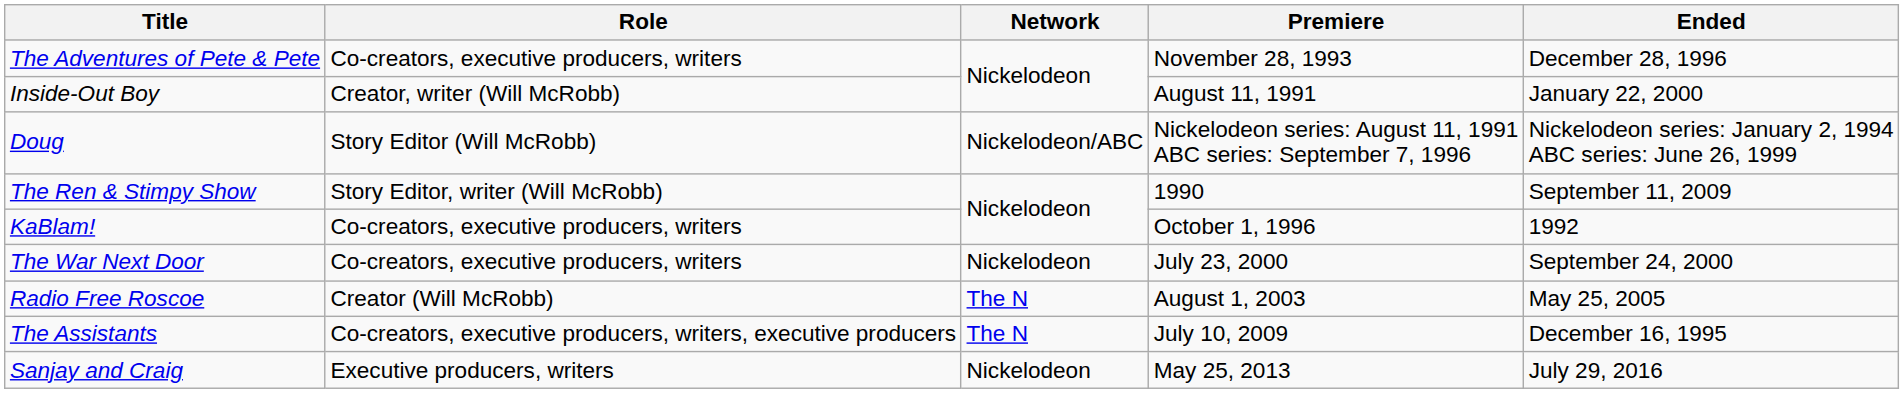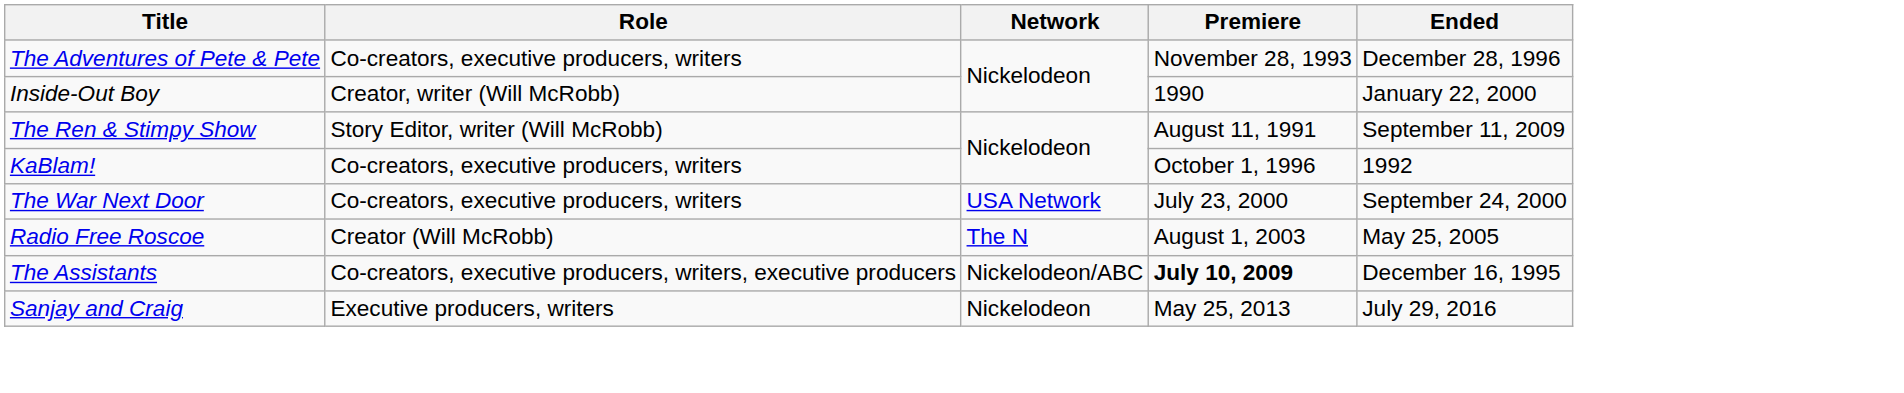(1235, 93) August 11, 1991 -> (1179, 93) 1990
- row: (37, 142)
(1179, 190) 1990 -> (1235, 129) August 11, 1991
(1029, 262) Nickelodeon -> (1034, 201) USA Network
(997, 333) The N -> (1055, 272) Nickelodeon/ABC
(1221, 333) normal -> (1223, 272) bold
